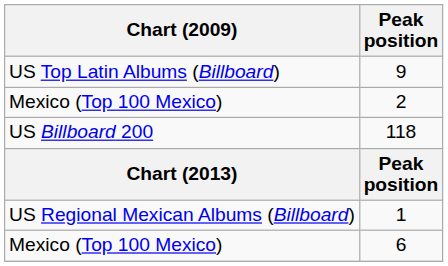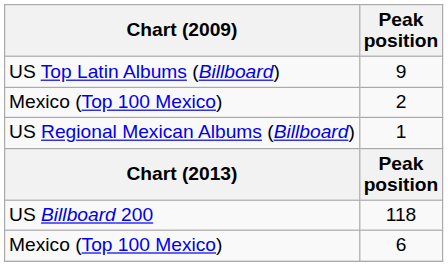rows swapped: (401, 215) <-> (401, 132)
